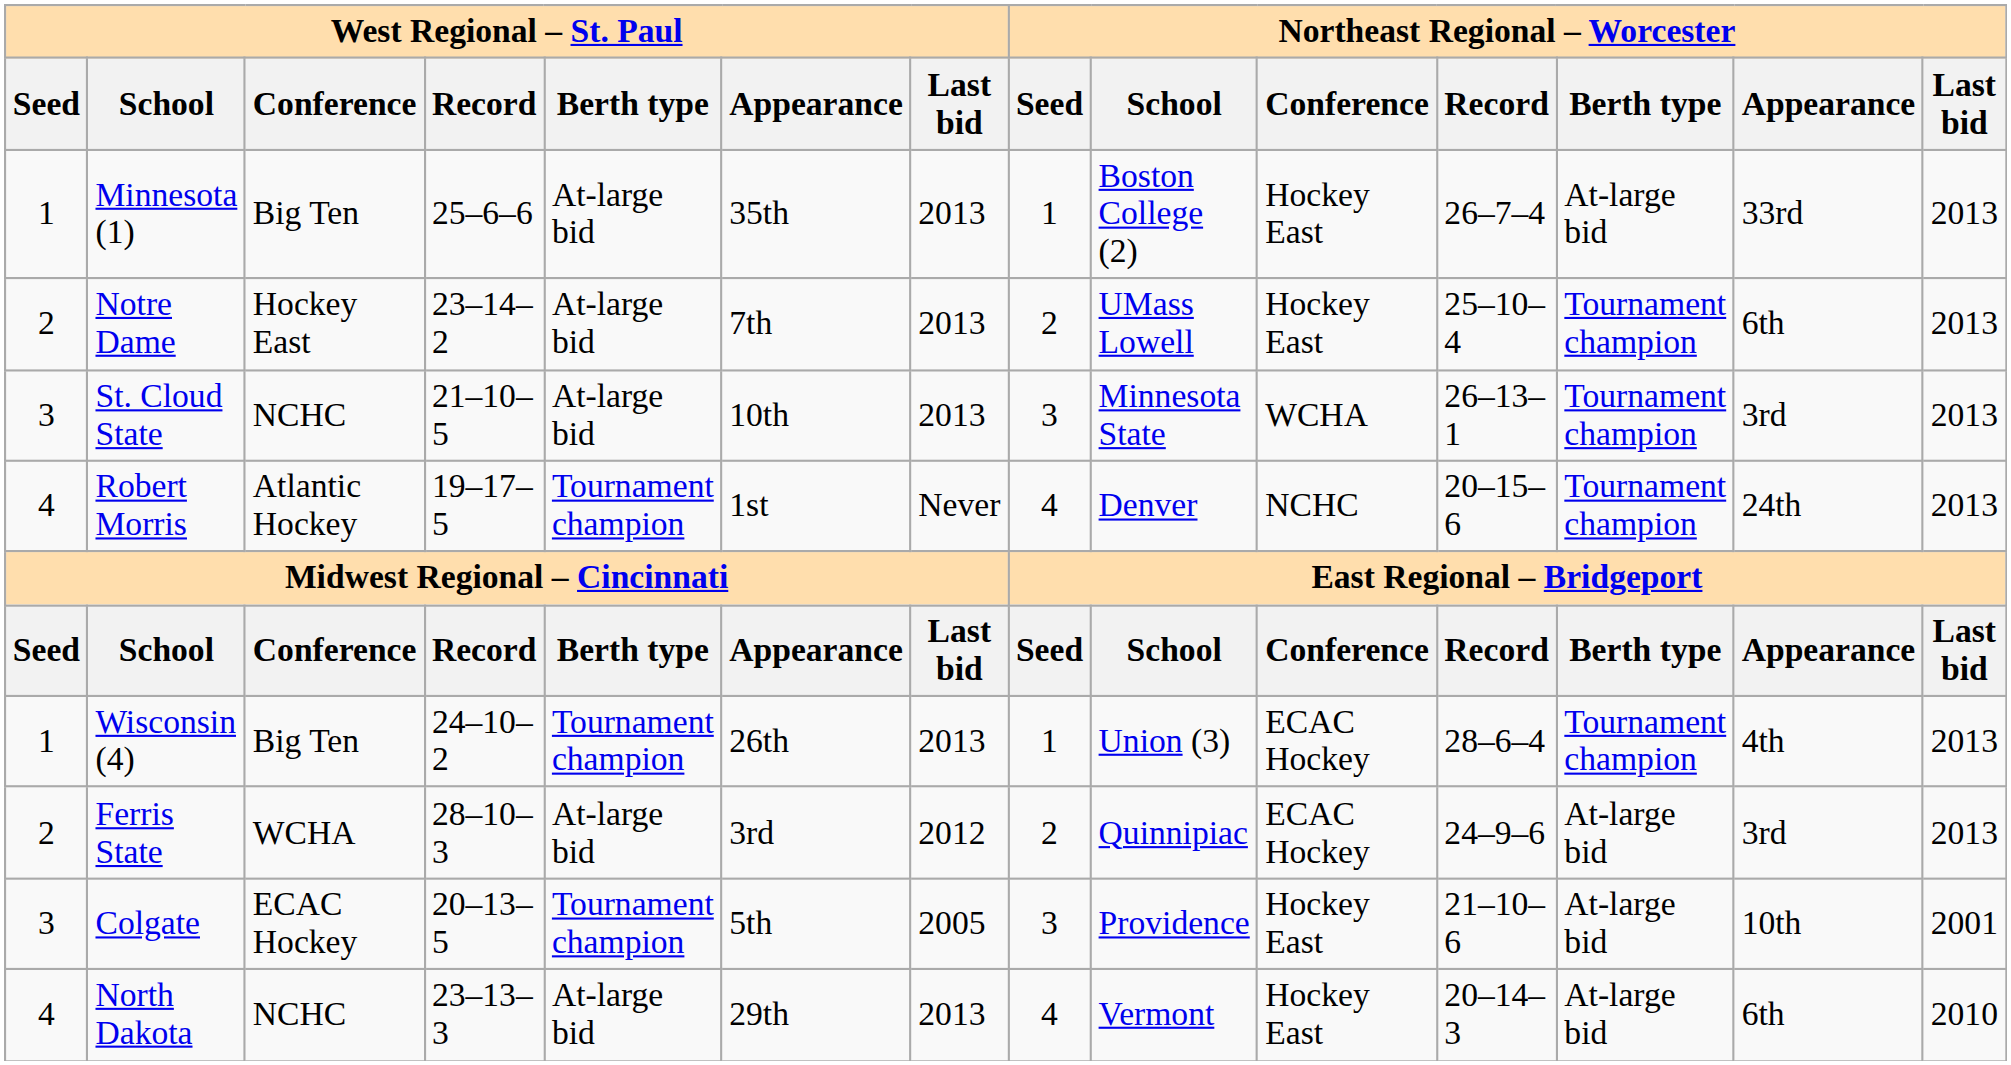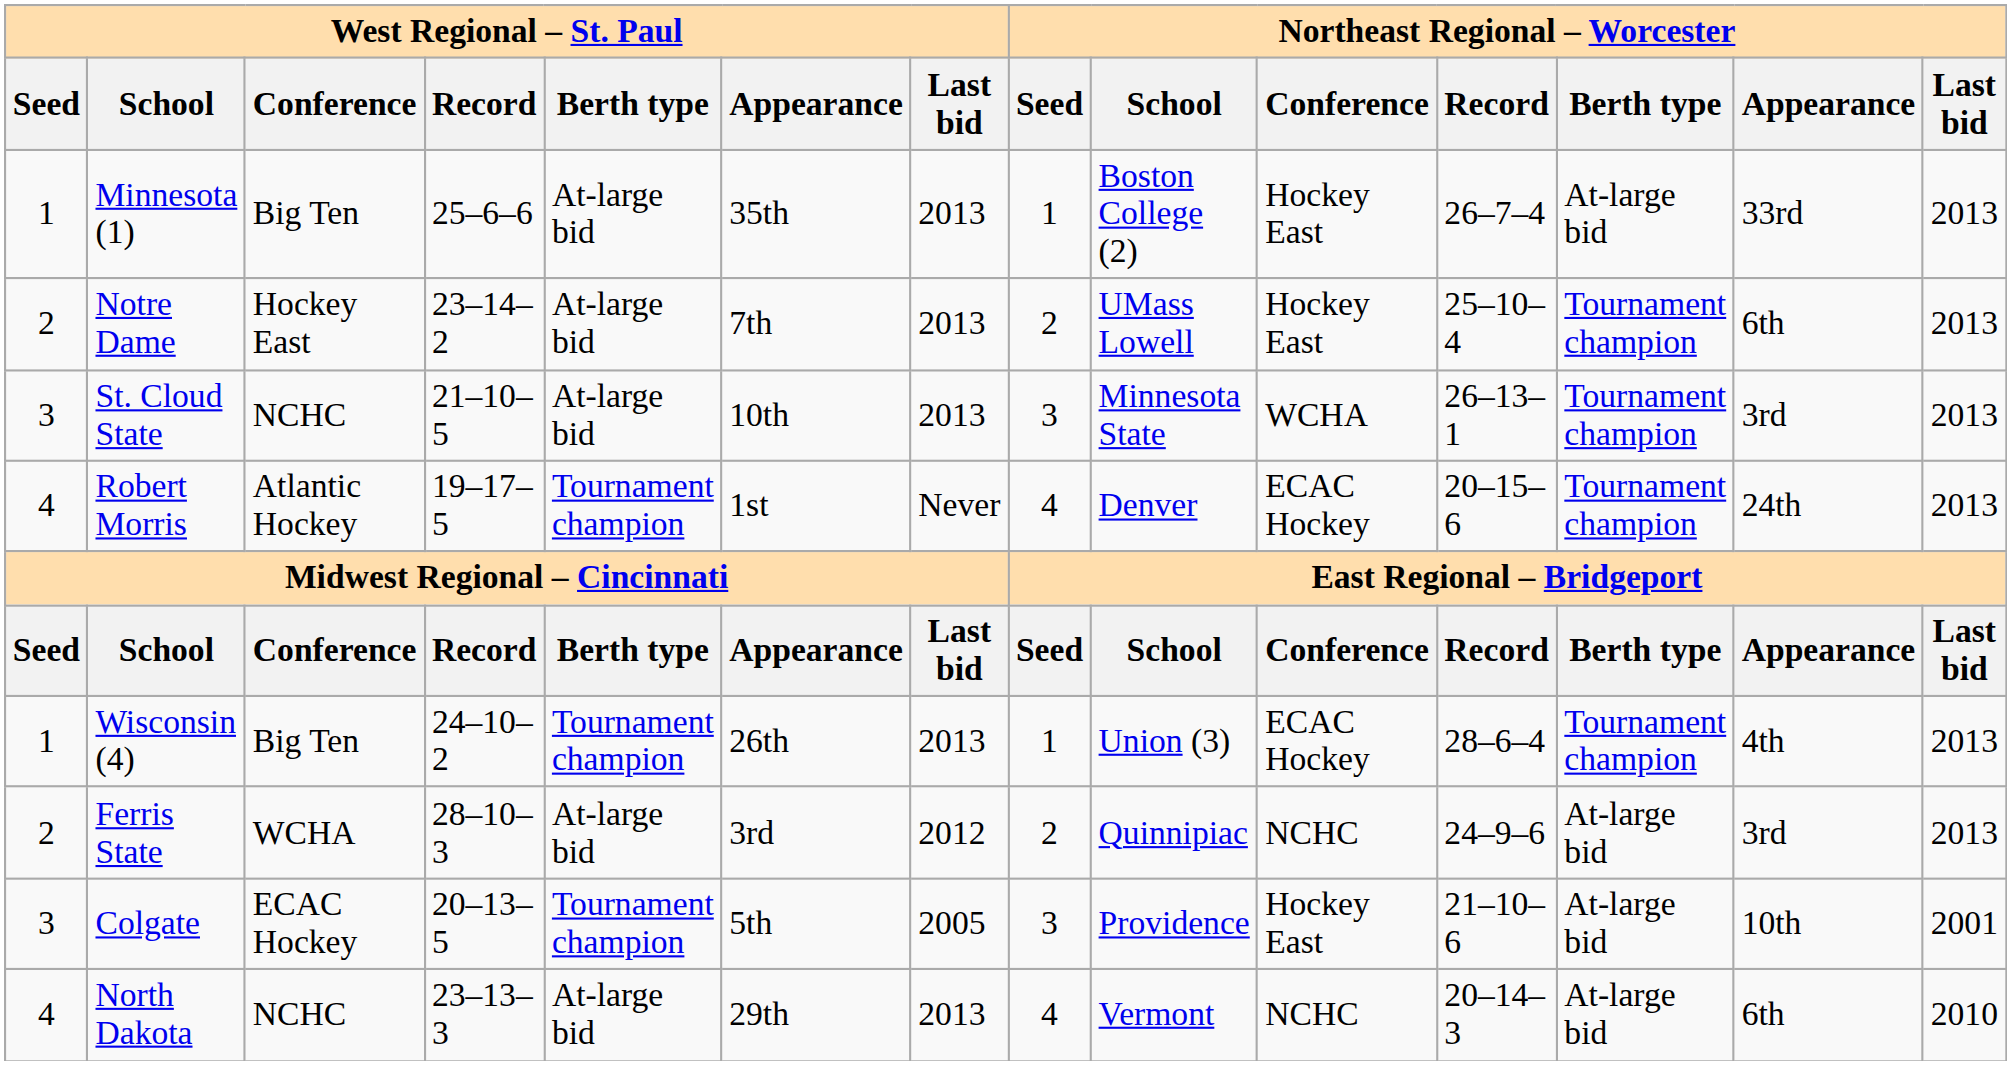(1312, 505) NCHC -> (1318, 505) ECAC Hockey
(1318, 832) ECAC Hockey -> (1312, 832) NCHC
(1318, 1014) Hockey East -> (1312, 1014) NCHC
